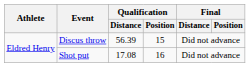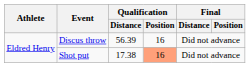(160, 40) 15 -> (160, 40) 16
(126, 55) 17.08 -> (126, 55) 17.38
(160, 55) no background -> (160, 55) lightsalmon background
